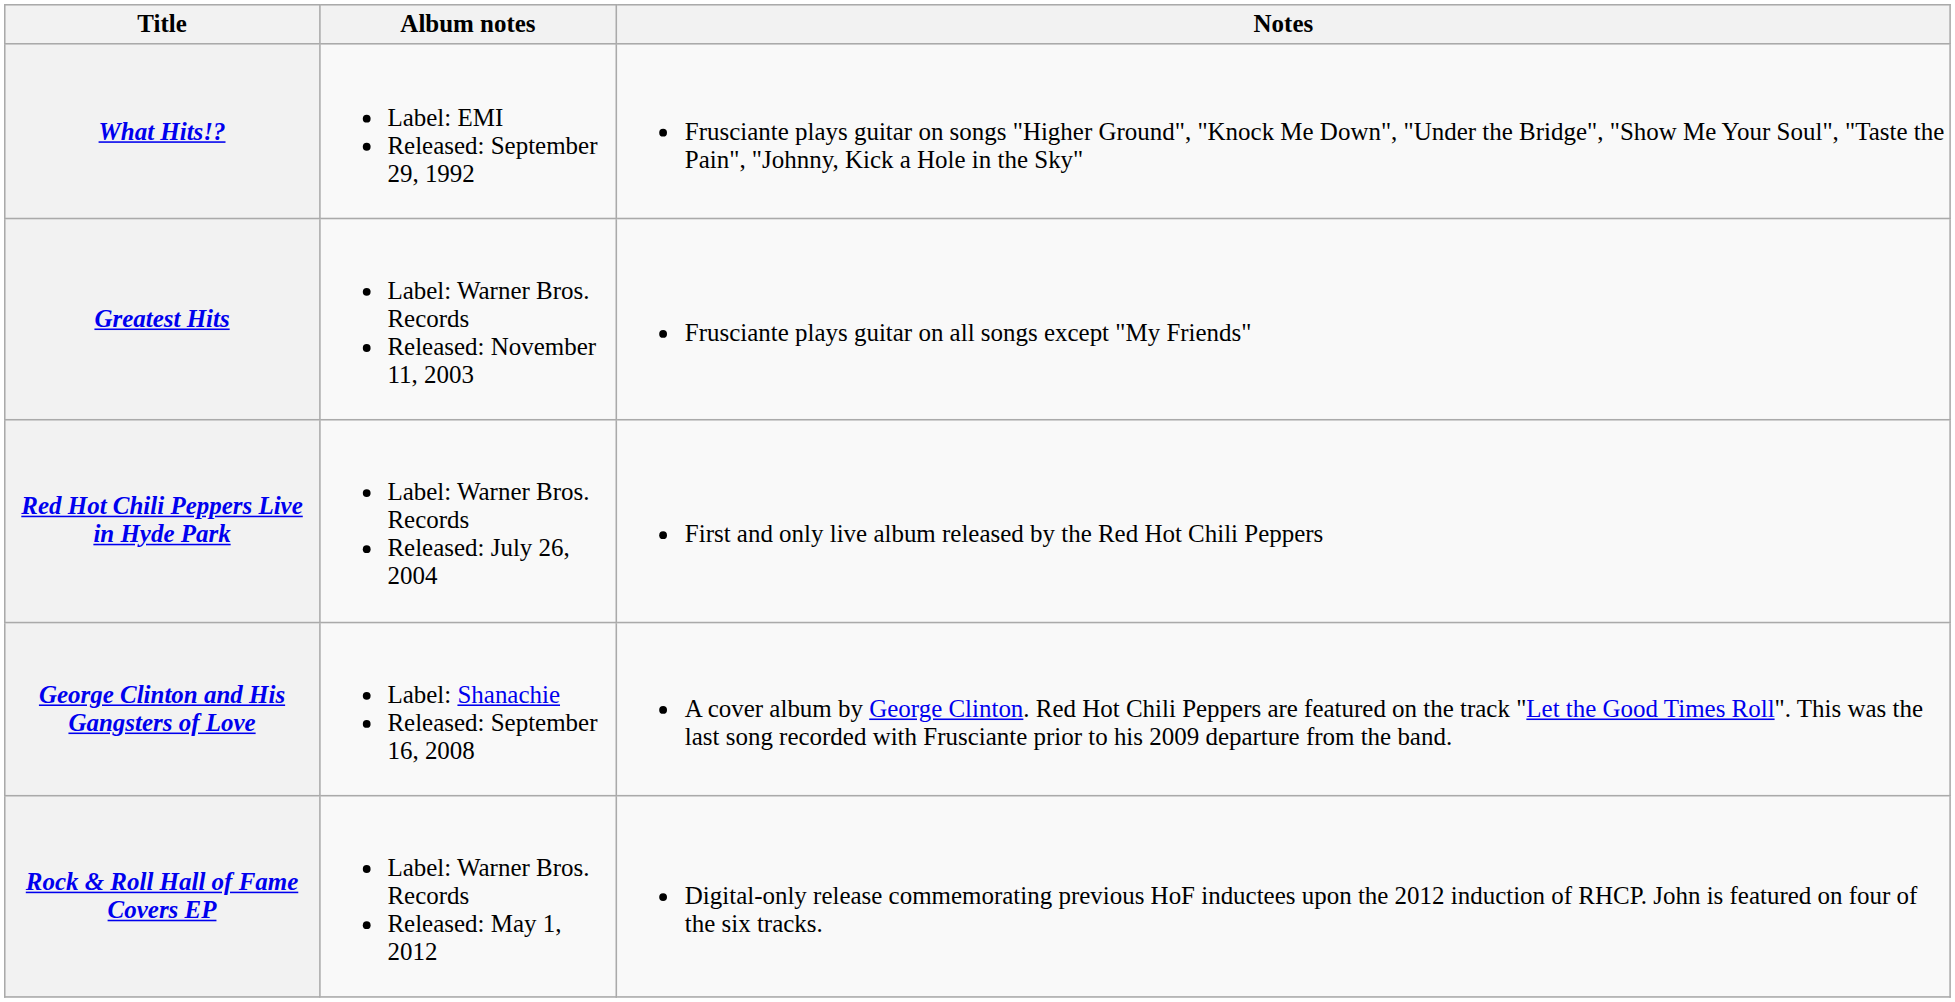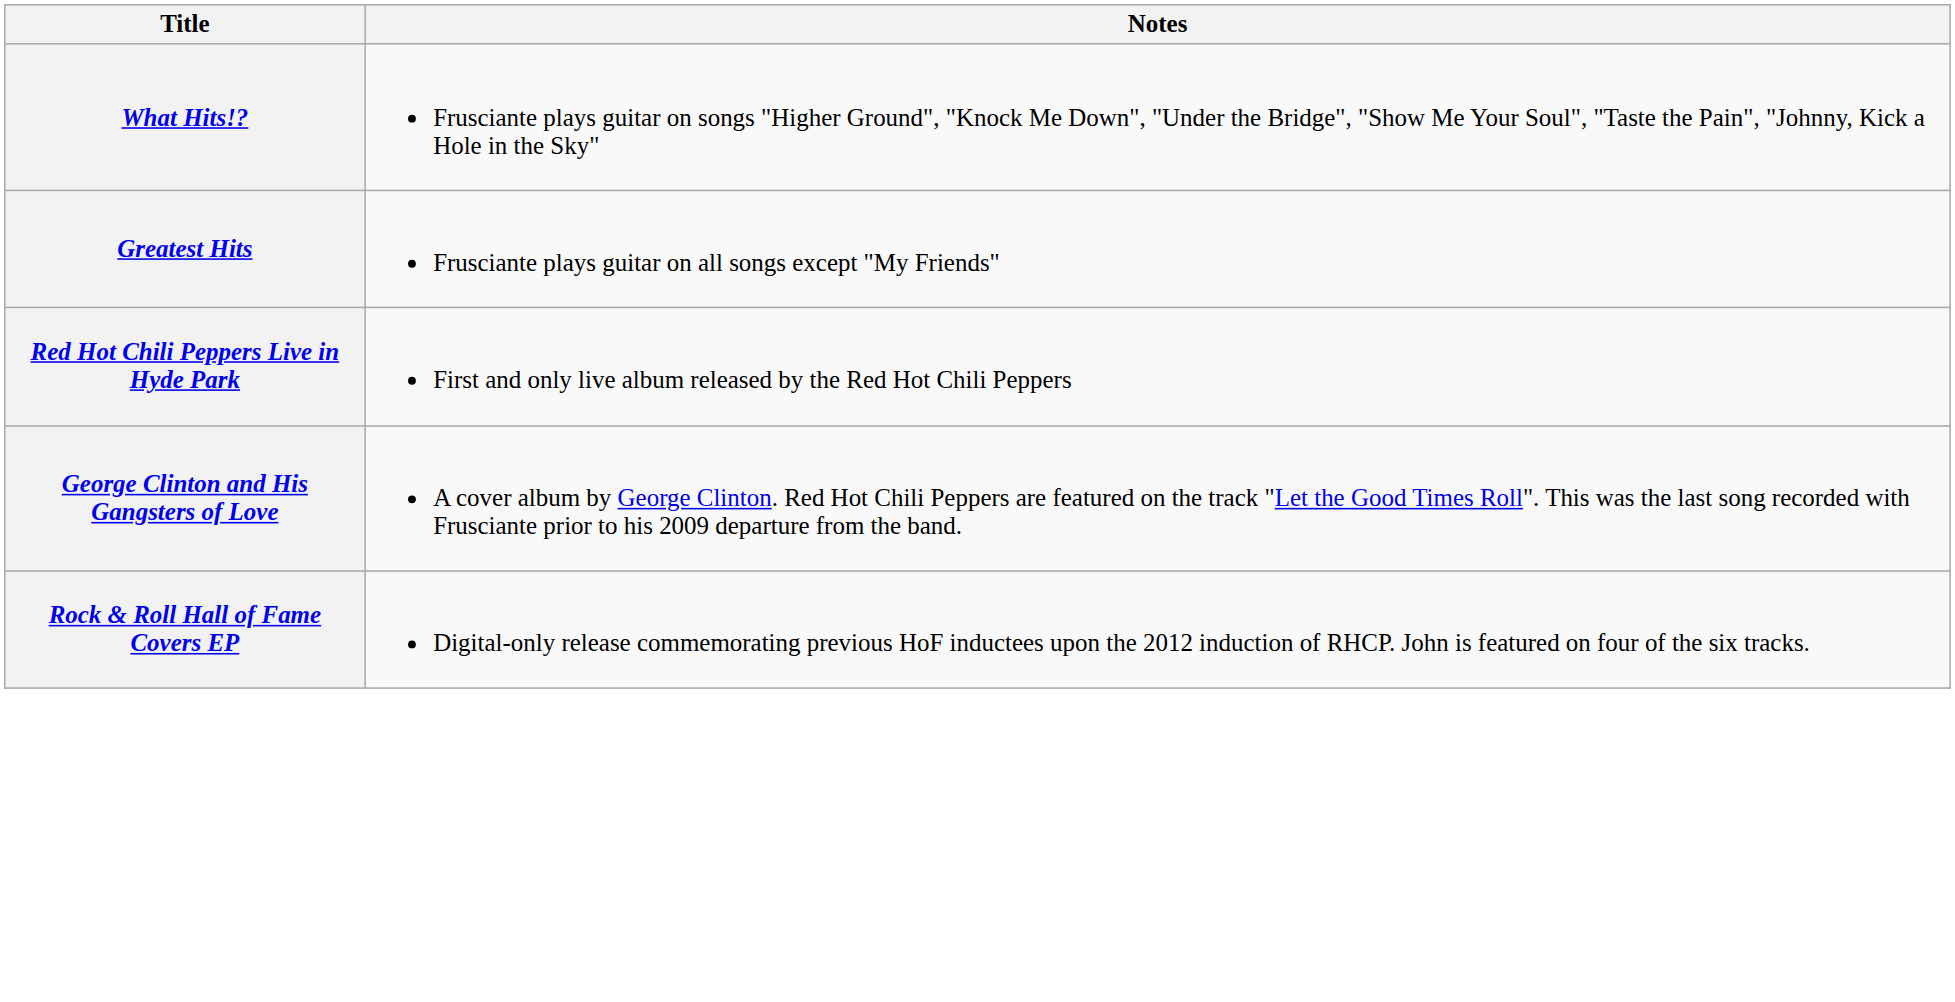- column: (468, 24)
